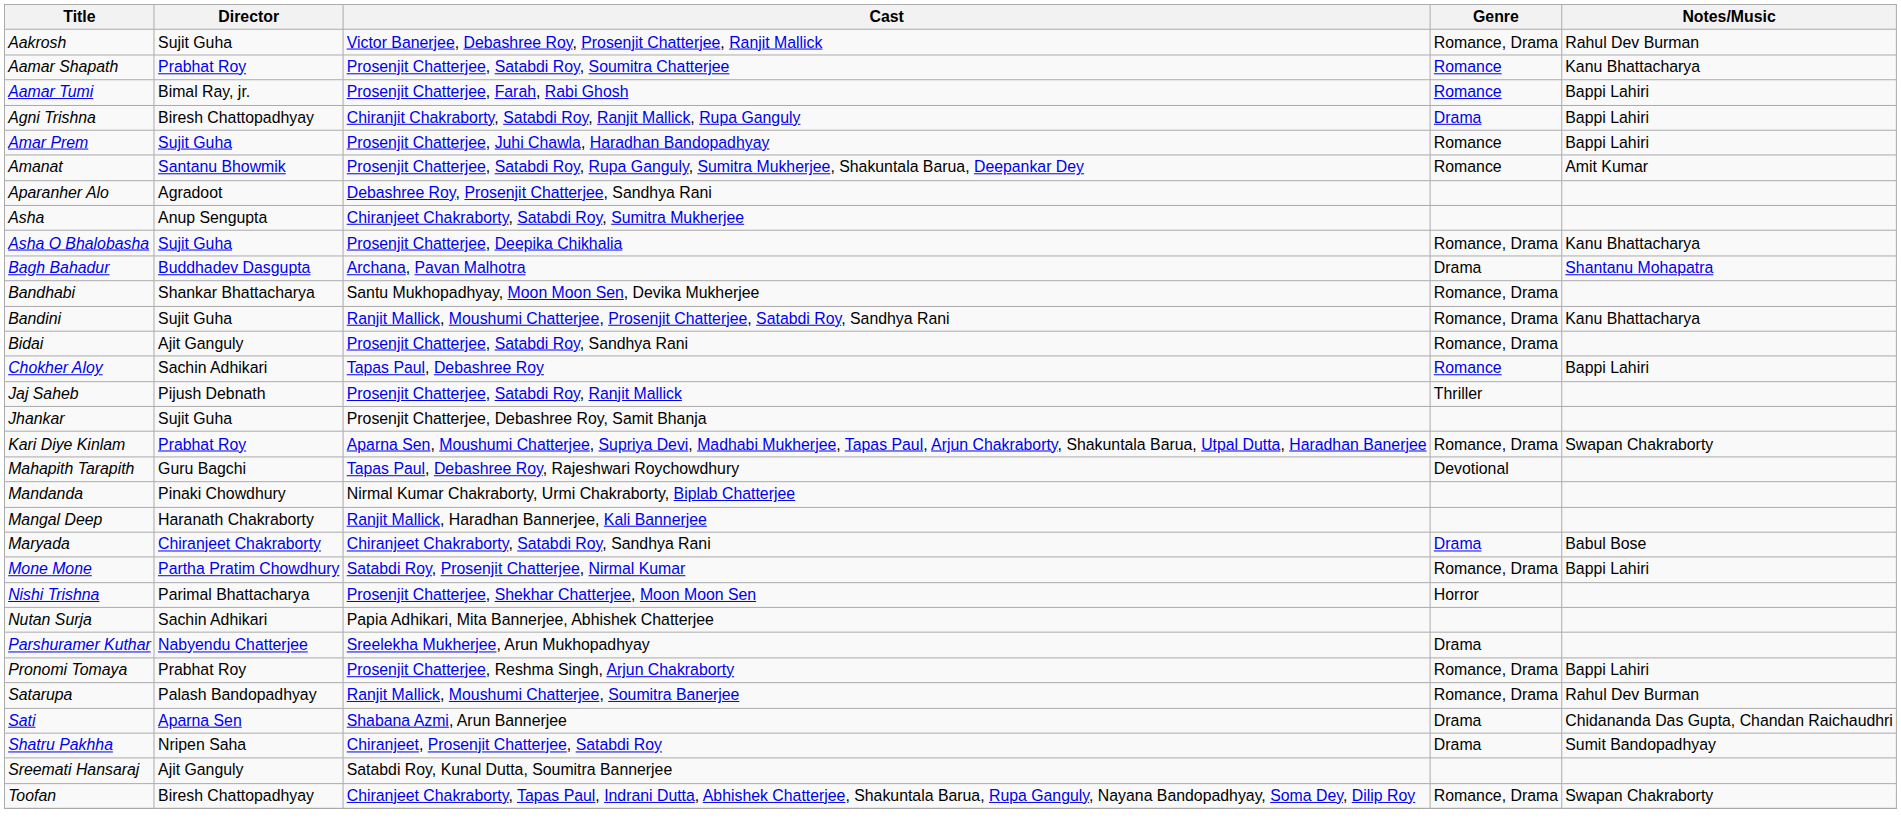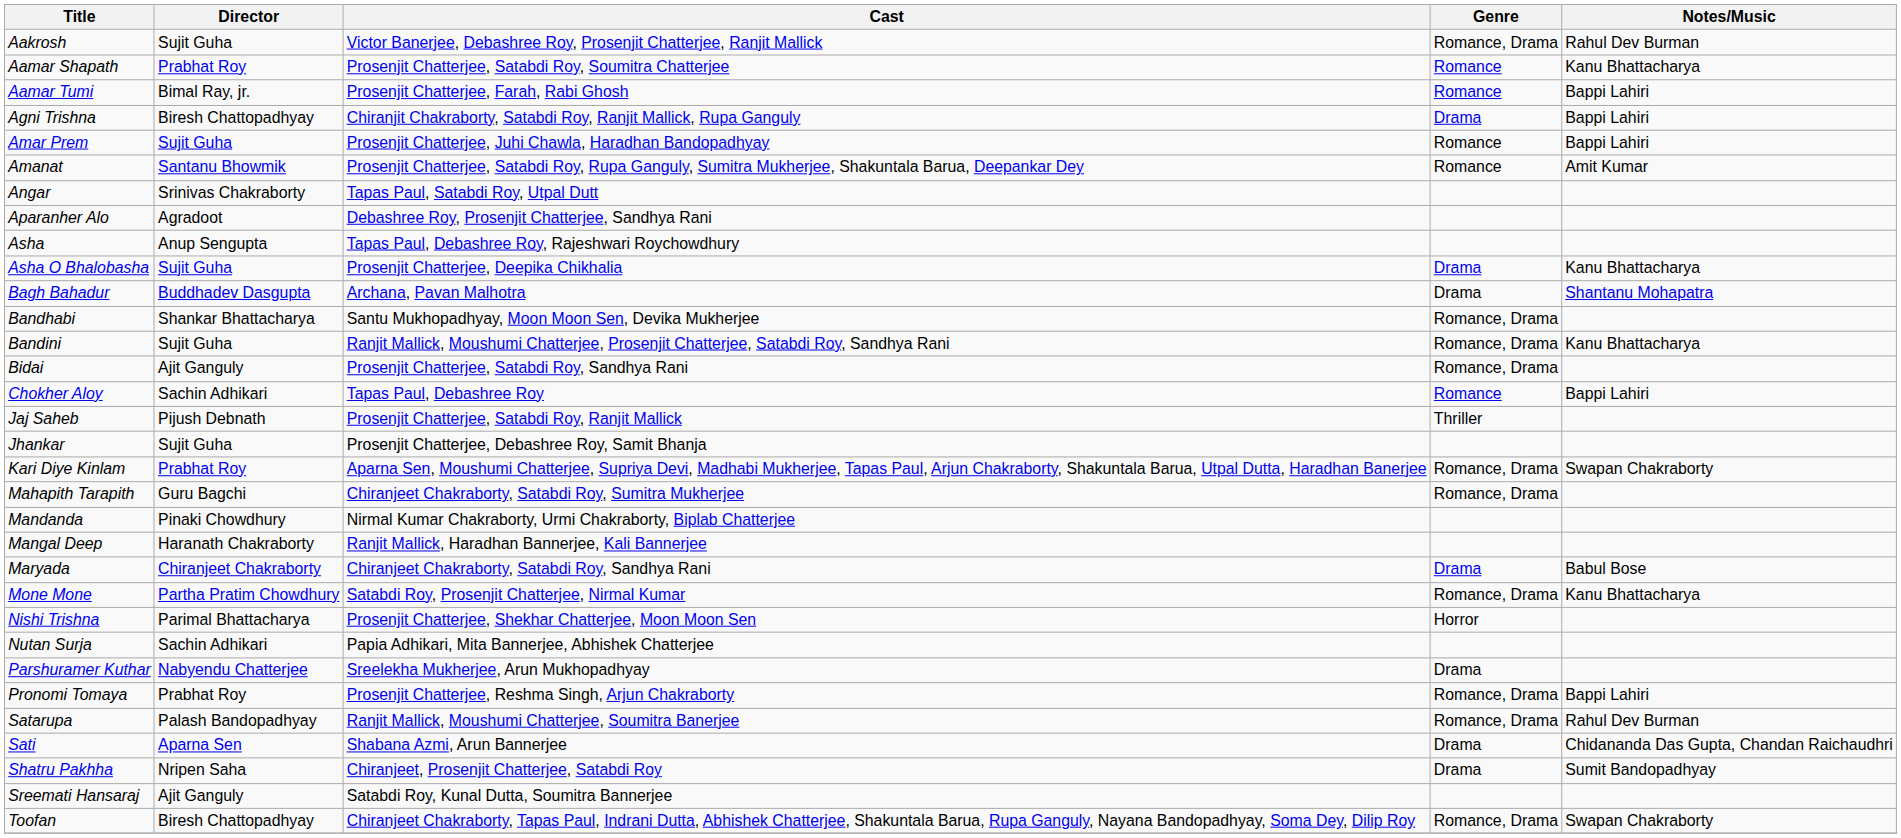+ row: (29, 192)
(545, 218) Chiranjeet Chakraborty, Satabdi Roy, Sumitra Mukherjee -> (543, 243) Tapas Paul, Debashree Roy, Rajeshwari Roychowdhury
(1496, 243) Romance, Drama -> (1458, 268) Drama
(543, 469) Tapas Paul, Debashree Roy, Rajeshwari Roychowdhury -> (545, 494) Chiranjeet Chakraborty, Satabdi Roy, Sumitra Mukherjee
(1471, 469) Devotional -> (1496, 494) Romance, Drama
(1607, 569) Bappi Lahiri -> (1633, 594) Kanu Bhattacharya
